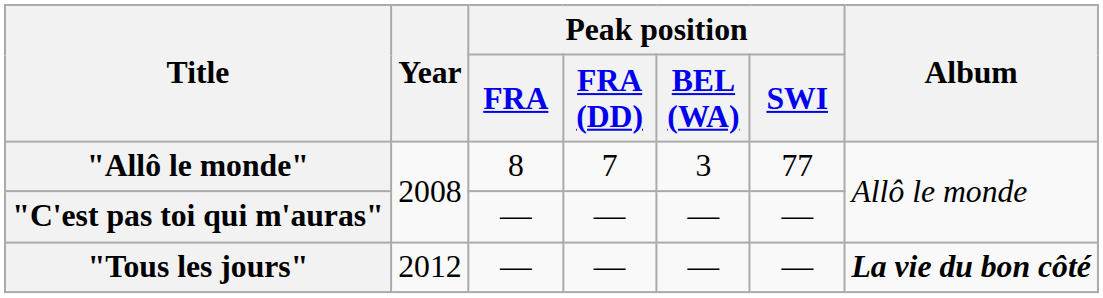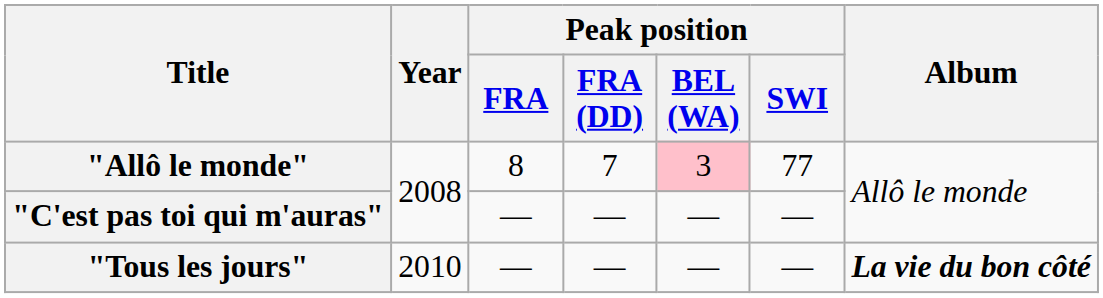(703, 165) no background -> (703, 165) pink background
(430, 266) 2012 -> (430, 266) 2010
